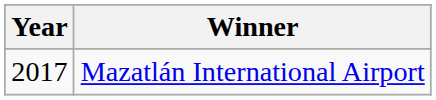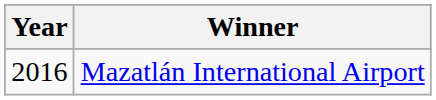(40, 71) 2017 -> (40, 71) 2016
